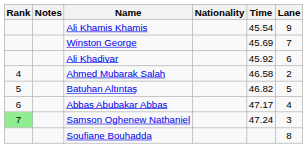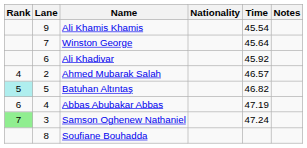columns swapped: (289, 12) <-> (48, 12)
(261, 43) 45.69 -> (257, 43) 45.64
(261, 74) 46.58 -> (257, 74) 46.57
(18, 89) no background -> (18, 89) paleturquoise background
(261, 105) 47.17 -> (257, 105) 47.19
